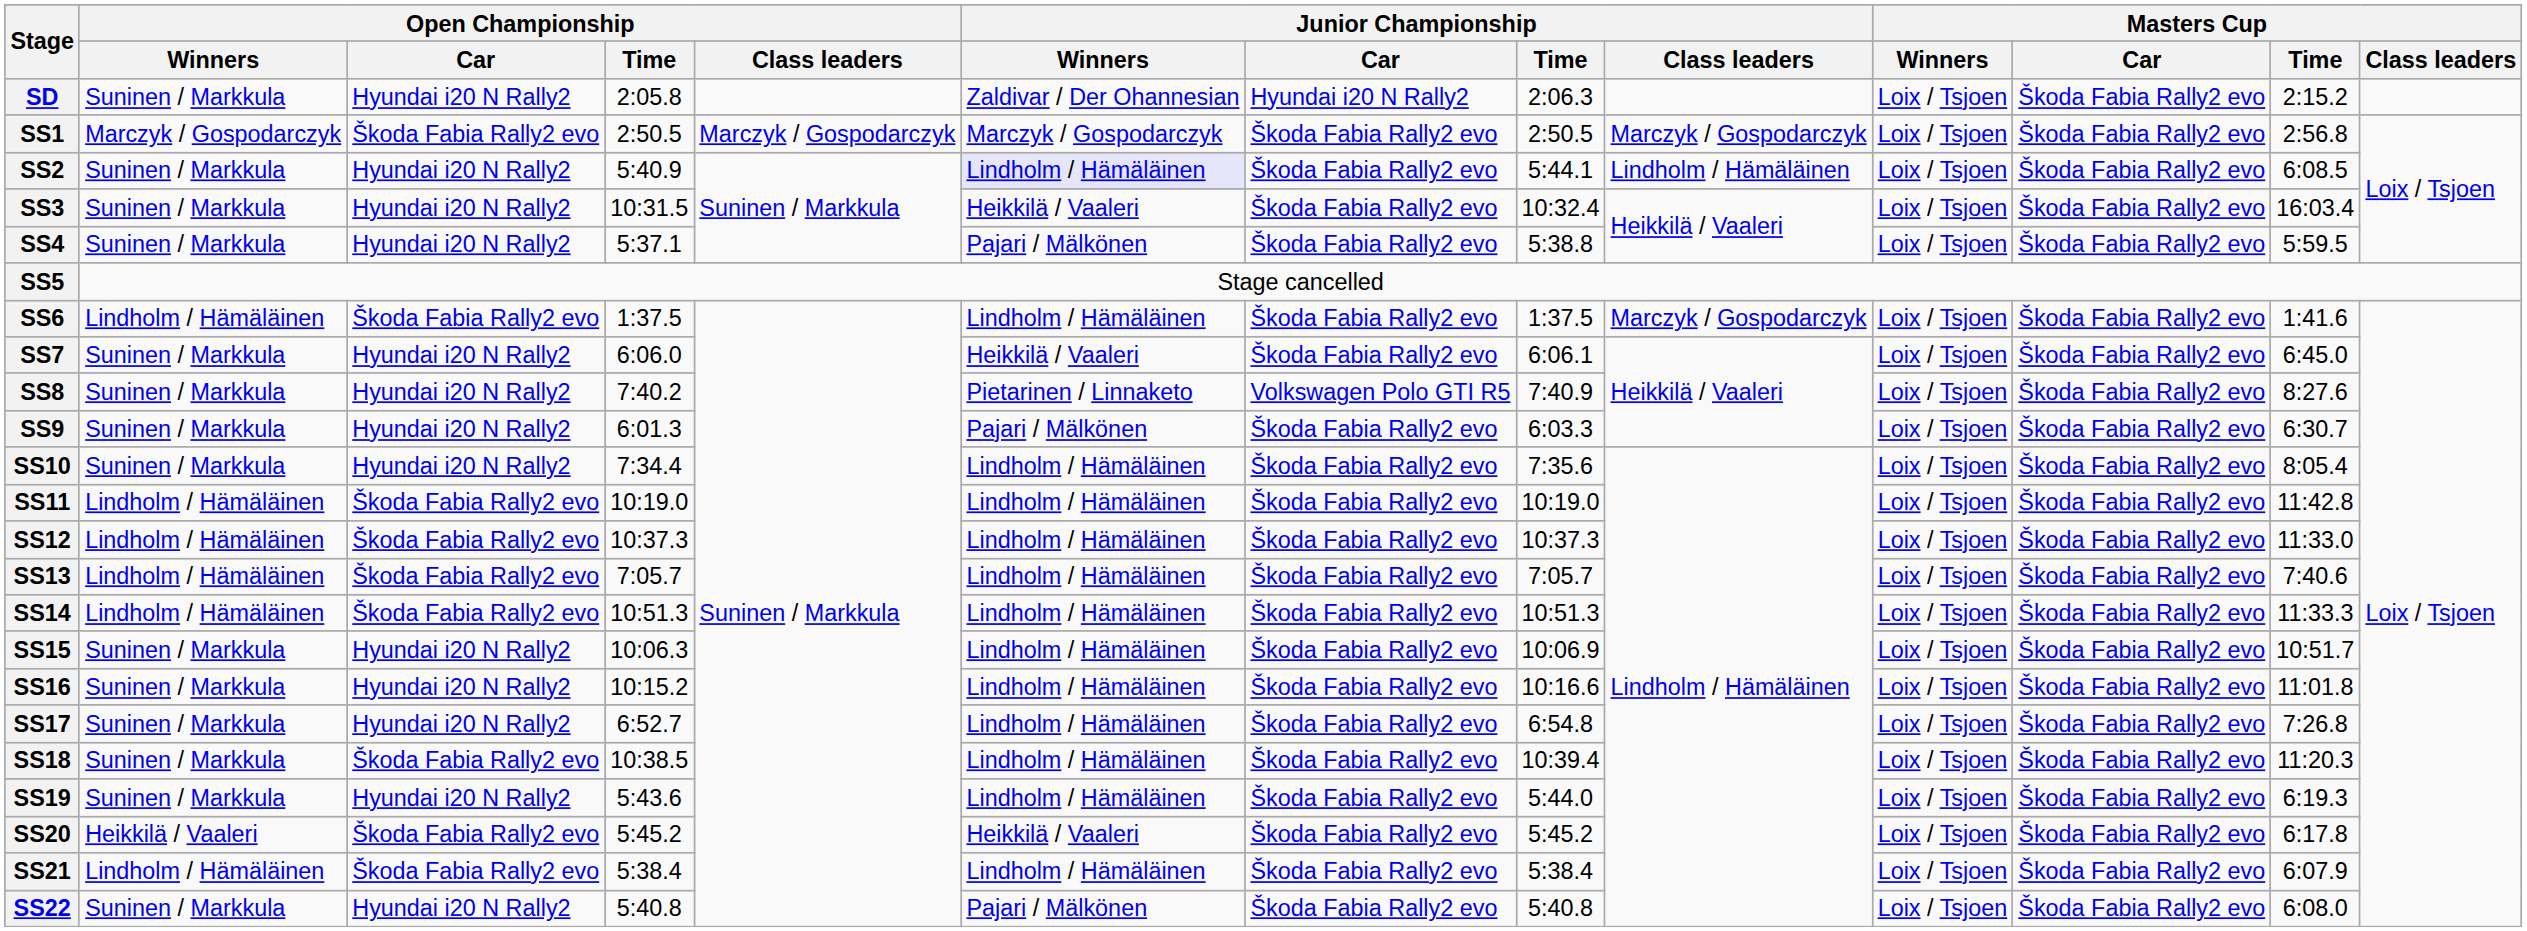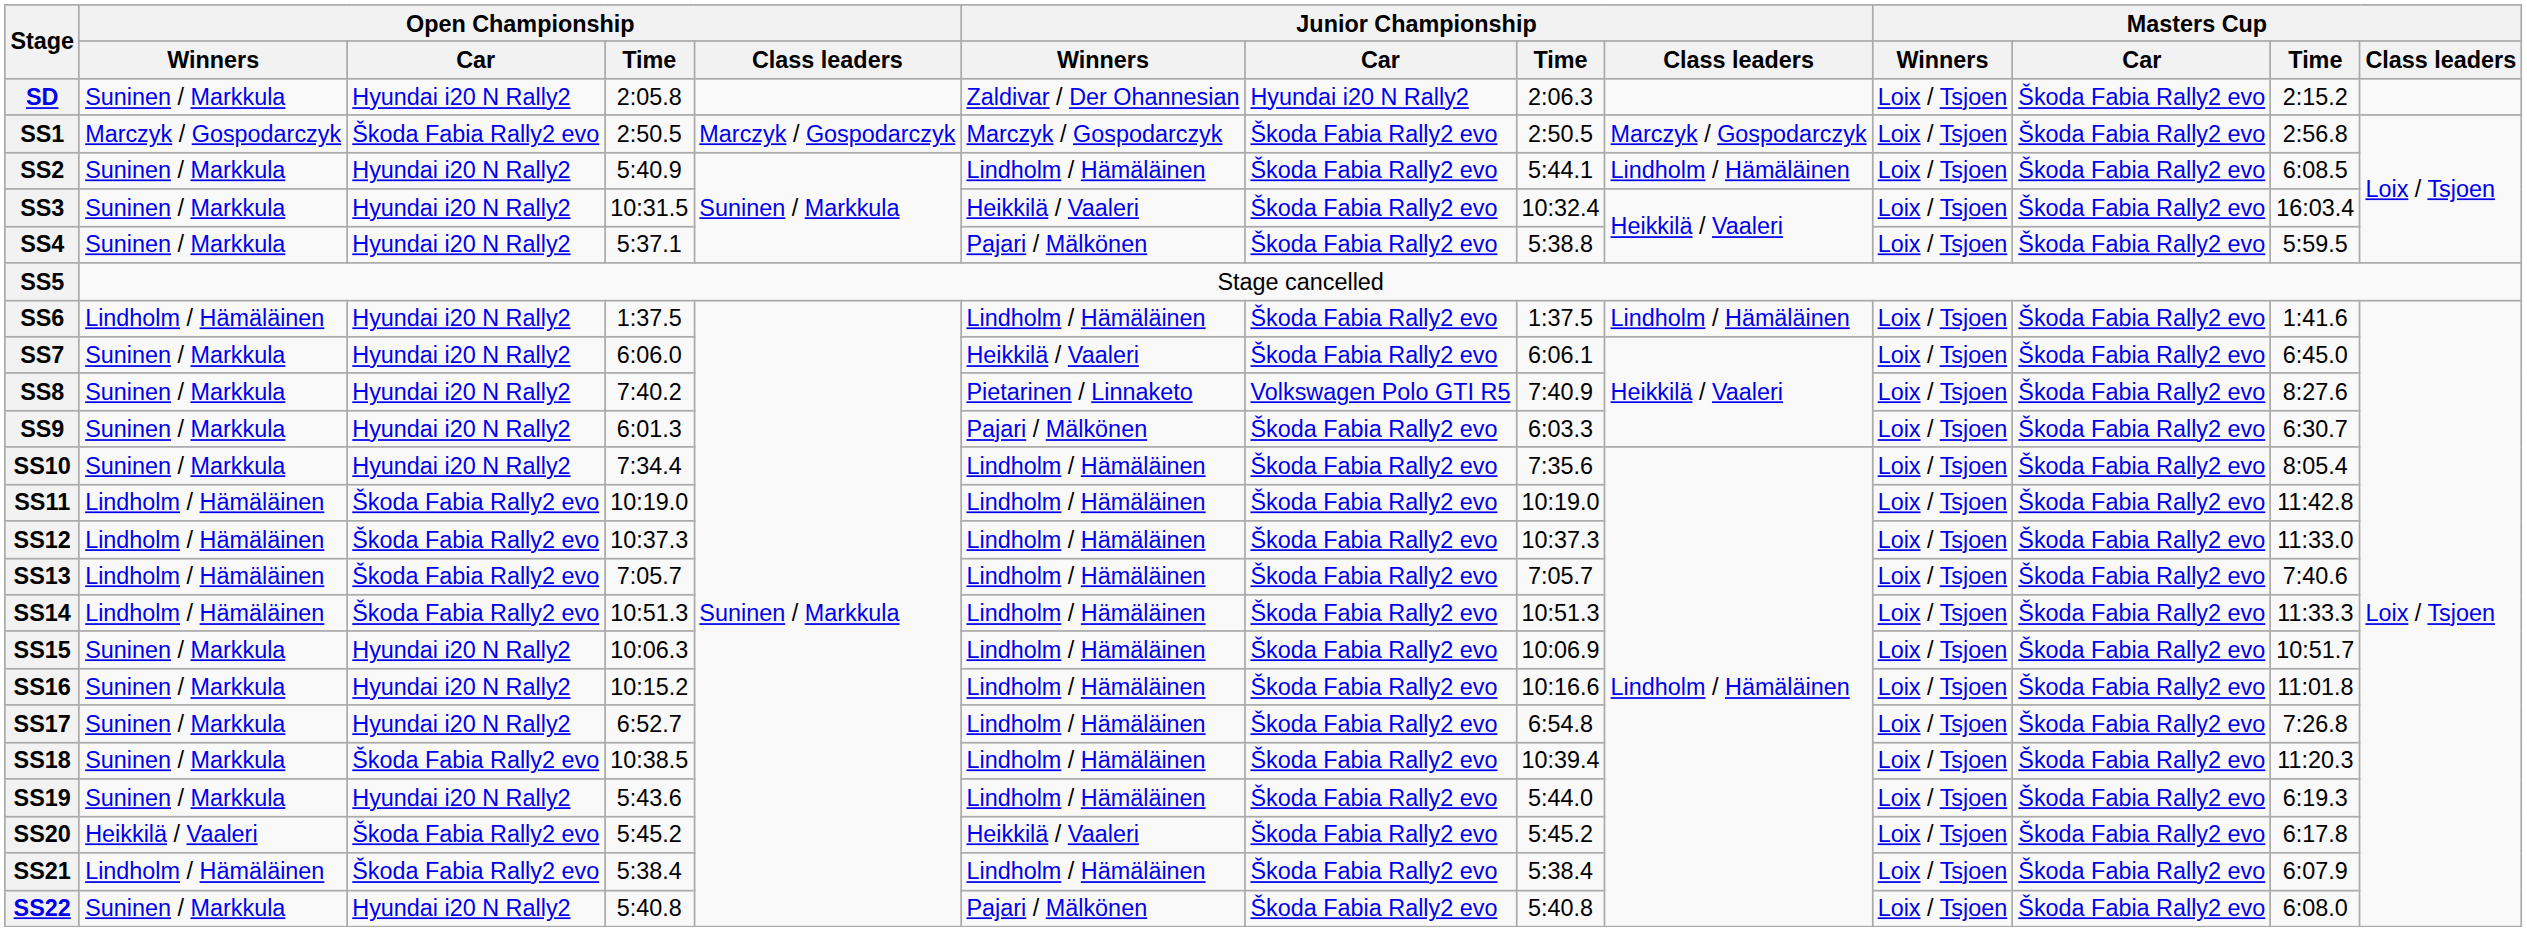(1086, 170) lavender background -> (1086, 170) no background
(476, 318) Škoda Fabia Rally2 evo -> (461, 318) Hyundai i20 N Rally2
(1739, 318) Marczyk / Gospodarczyk -> (1730, 318) Lindholm / Hämäläinen
